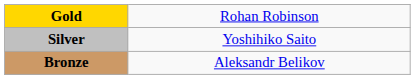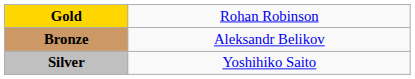rows swapped: (66, 39) <-> (66, 62)
